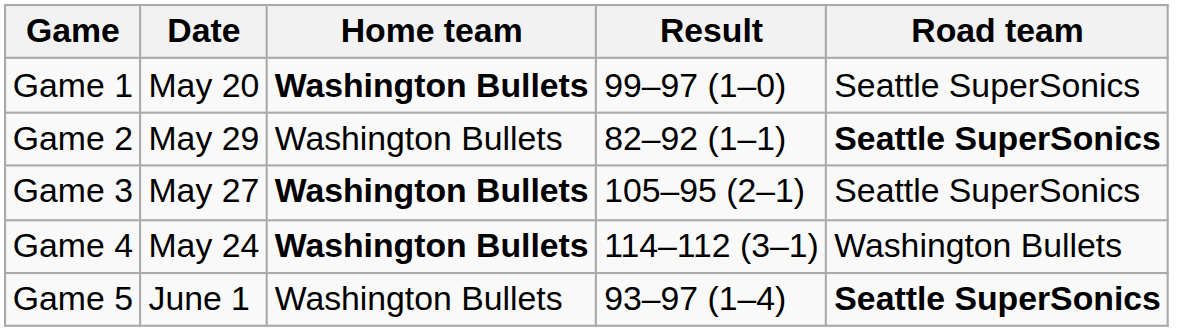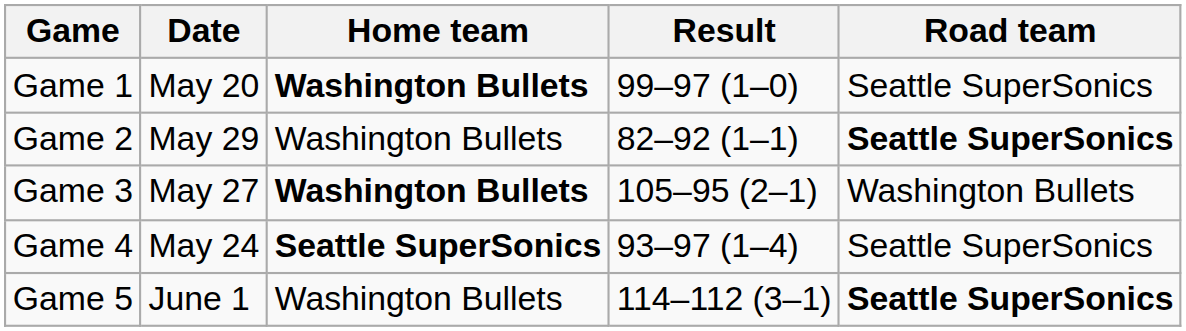(987, 191) Seattle SuperSonics -> (991, 191) Washington Bullets
(432, 245) Washington Bullets -> (438, 245) Seattle SuperSonics
(711, 245) 114–112 (3–1) -> (708, 245) 93–97 (1–4)
(978, 245) Washington Bullets -> (1000, 245) Seattle SuperSonics
(695, 298) 93–97 (1–4) -> (724, 298) 114–112 (3–1)
